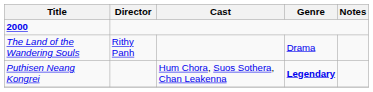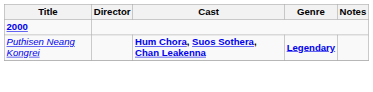- row: (43, 47)
(216, 73) normal -> (196, 47) bold
